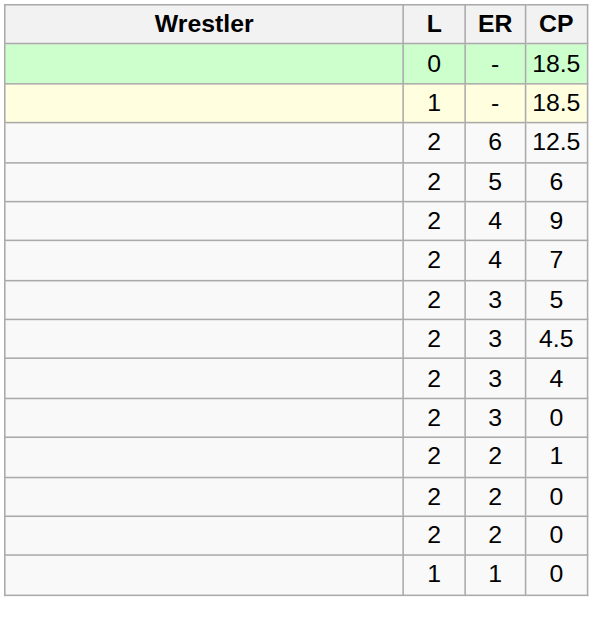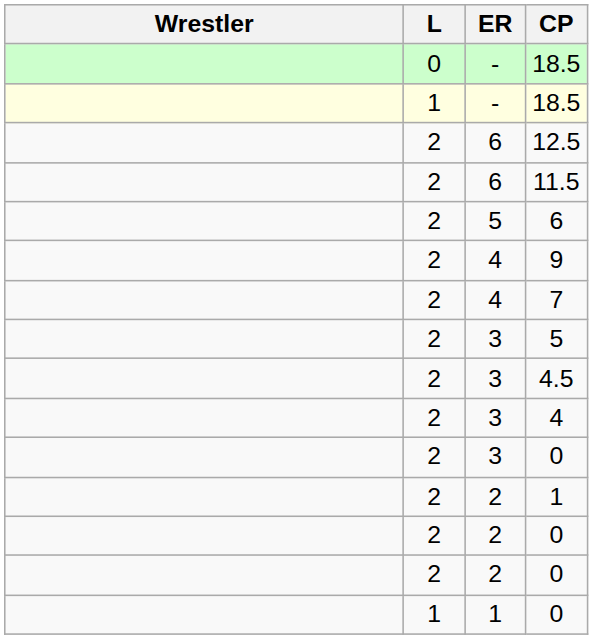+ row: (495, 181)
